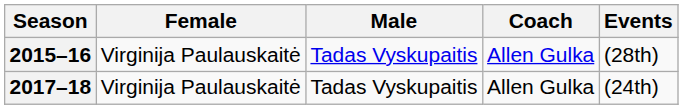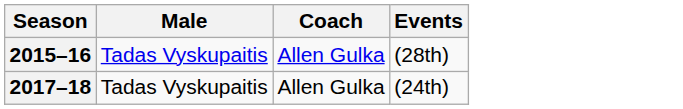- column: (201, 21)
